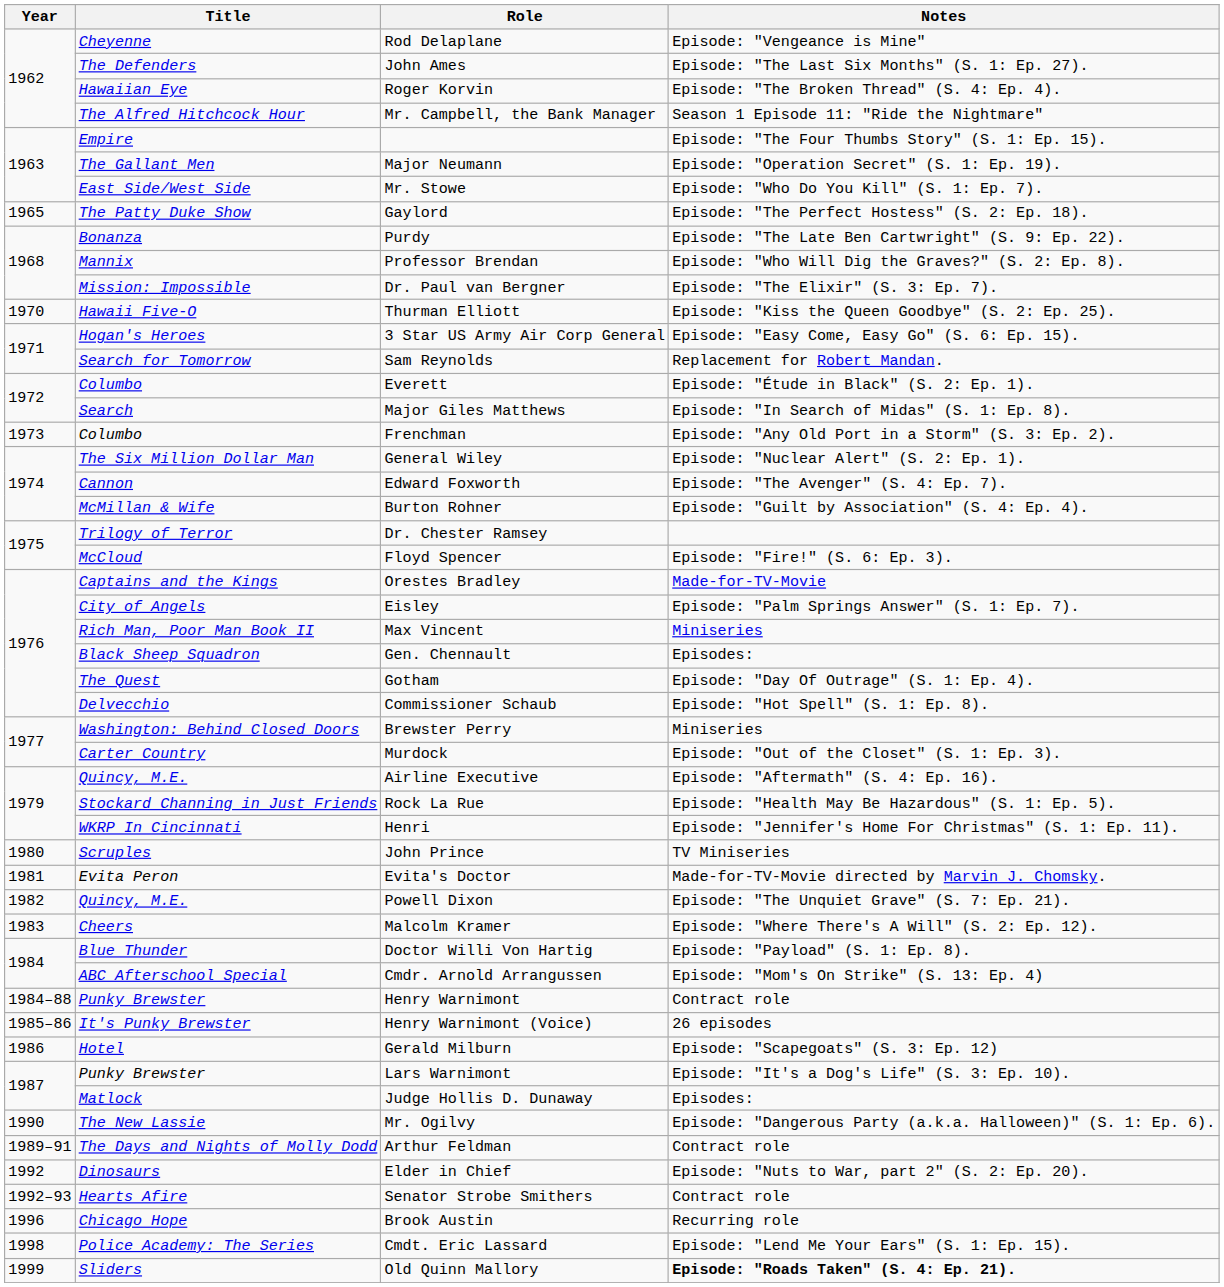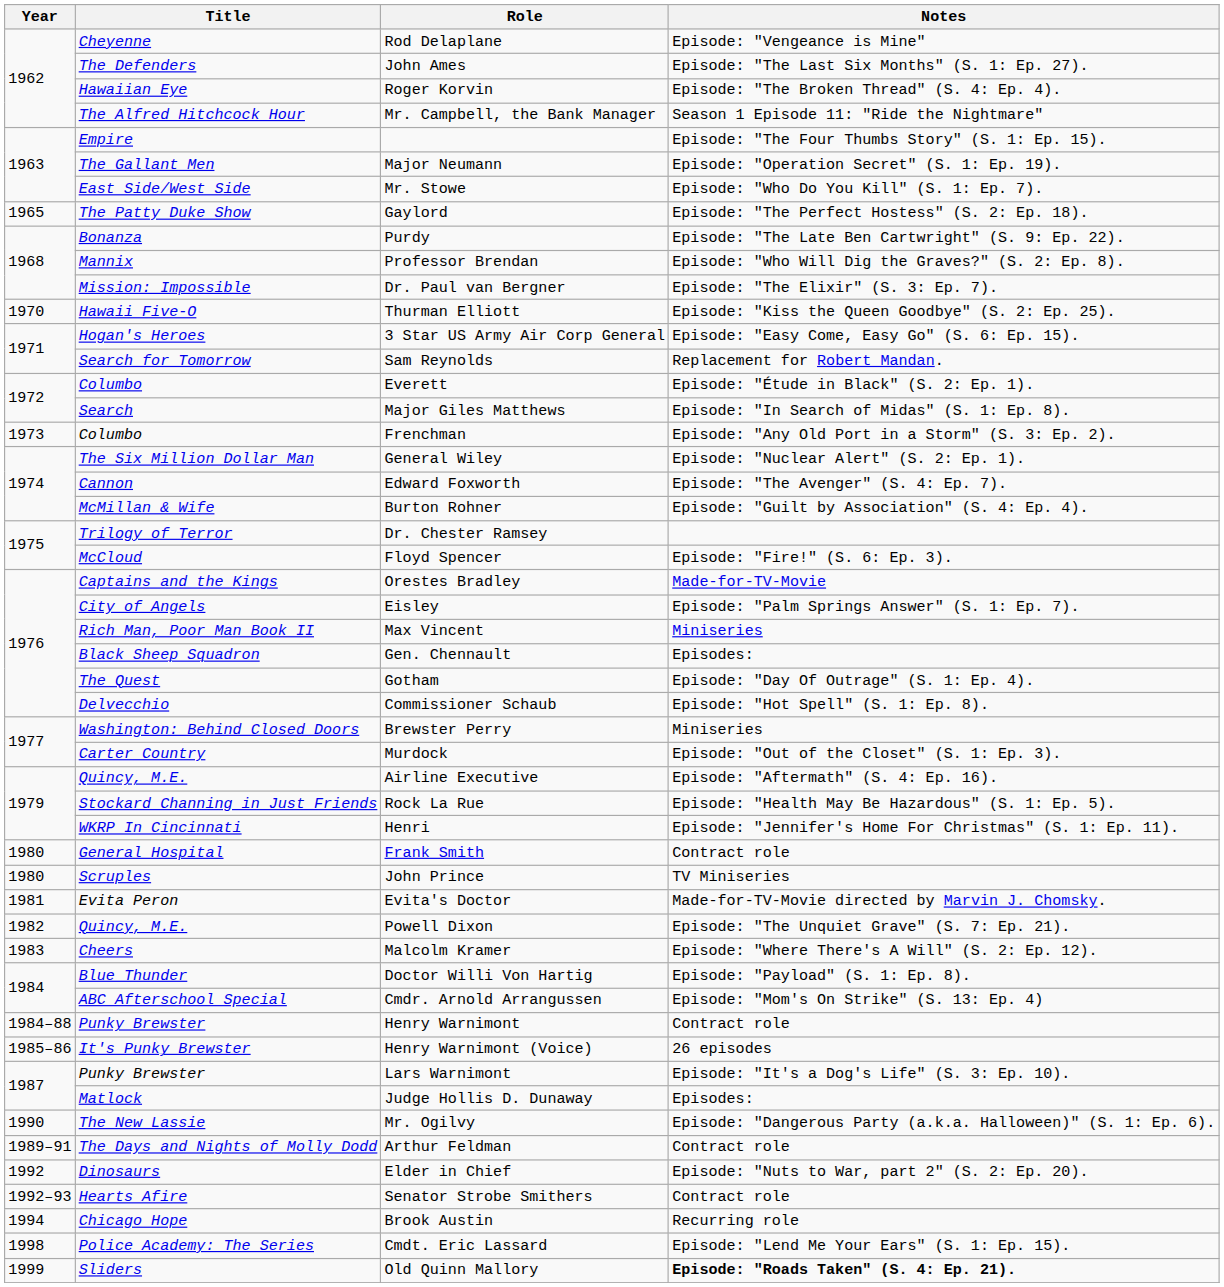+ row: (151, 853)
- row: (101, 1049)
(26, 1221) 1996 -> (26, 1221) 1994
